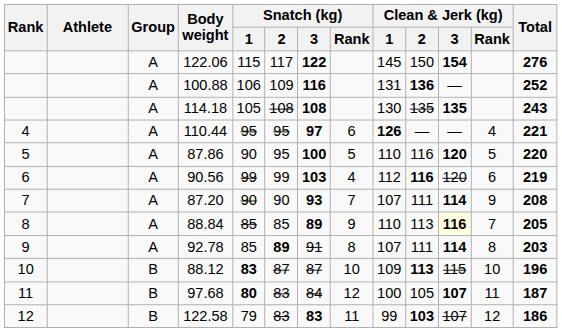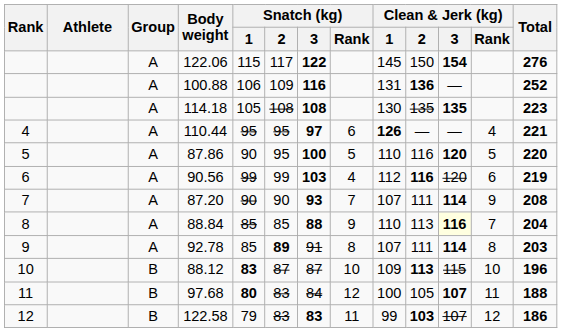(535, 108) 243 -> (535, 108) 223
(314, 223) 89 -> (314, 223) 88
(535, 223) 205 -> (535, 223) 204
(535, 293) 187 -> (535, 293) 188
